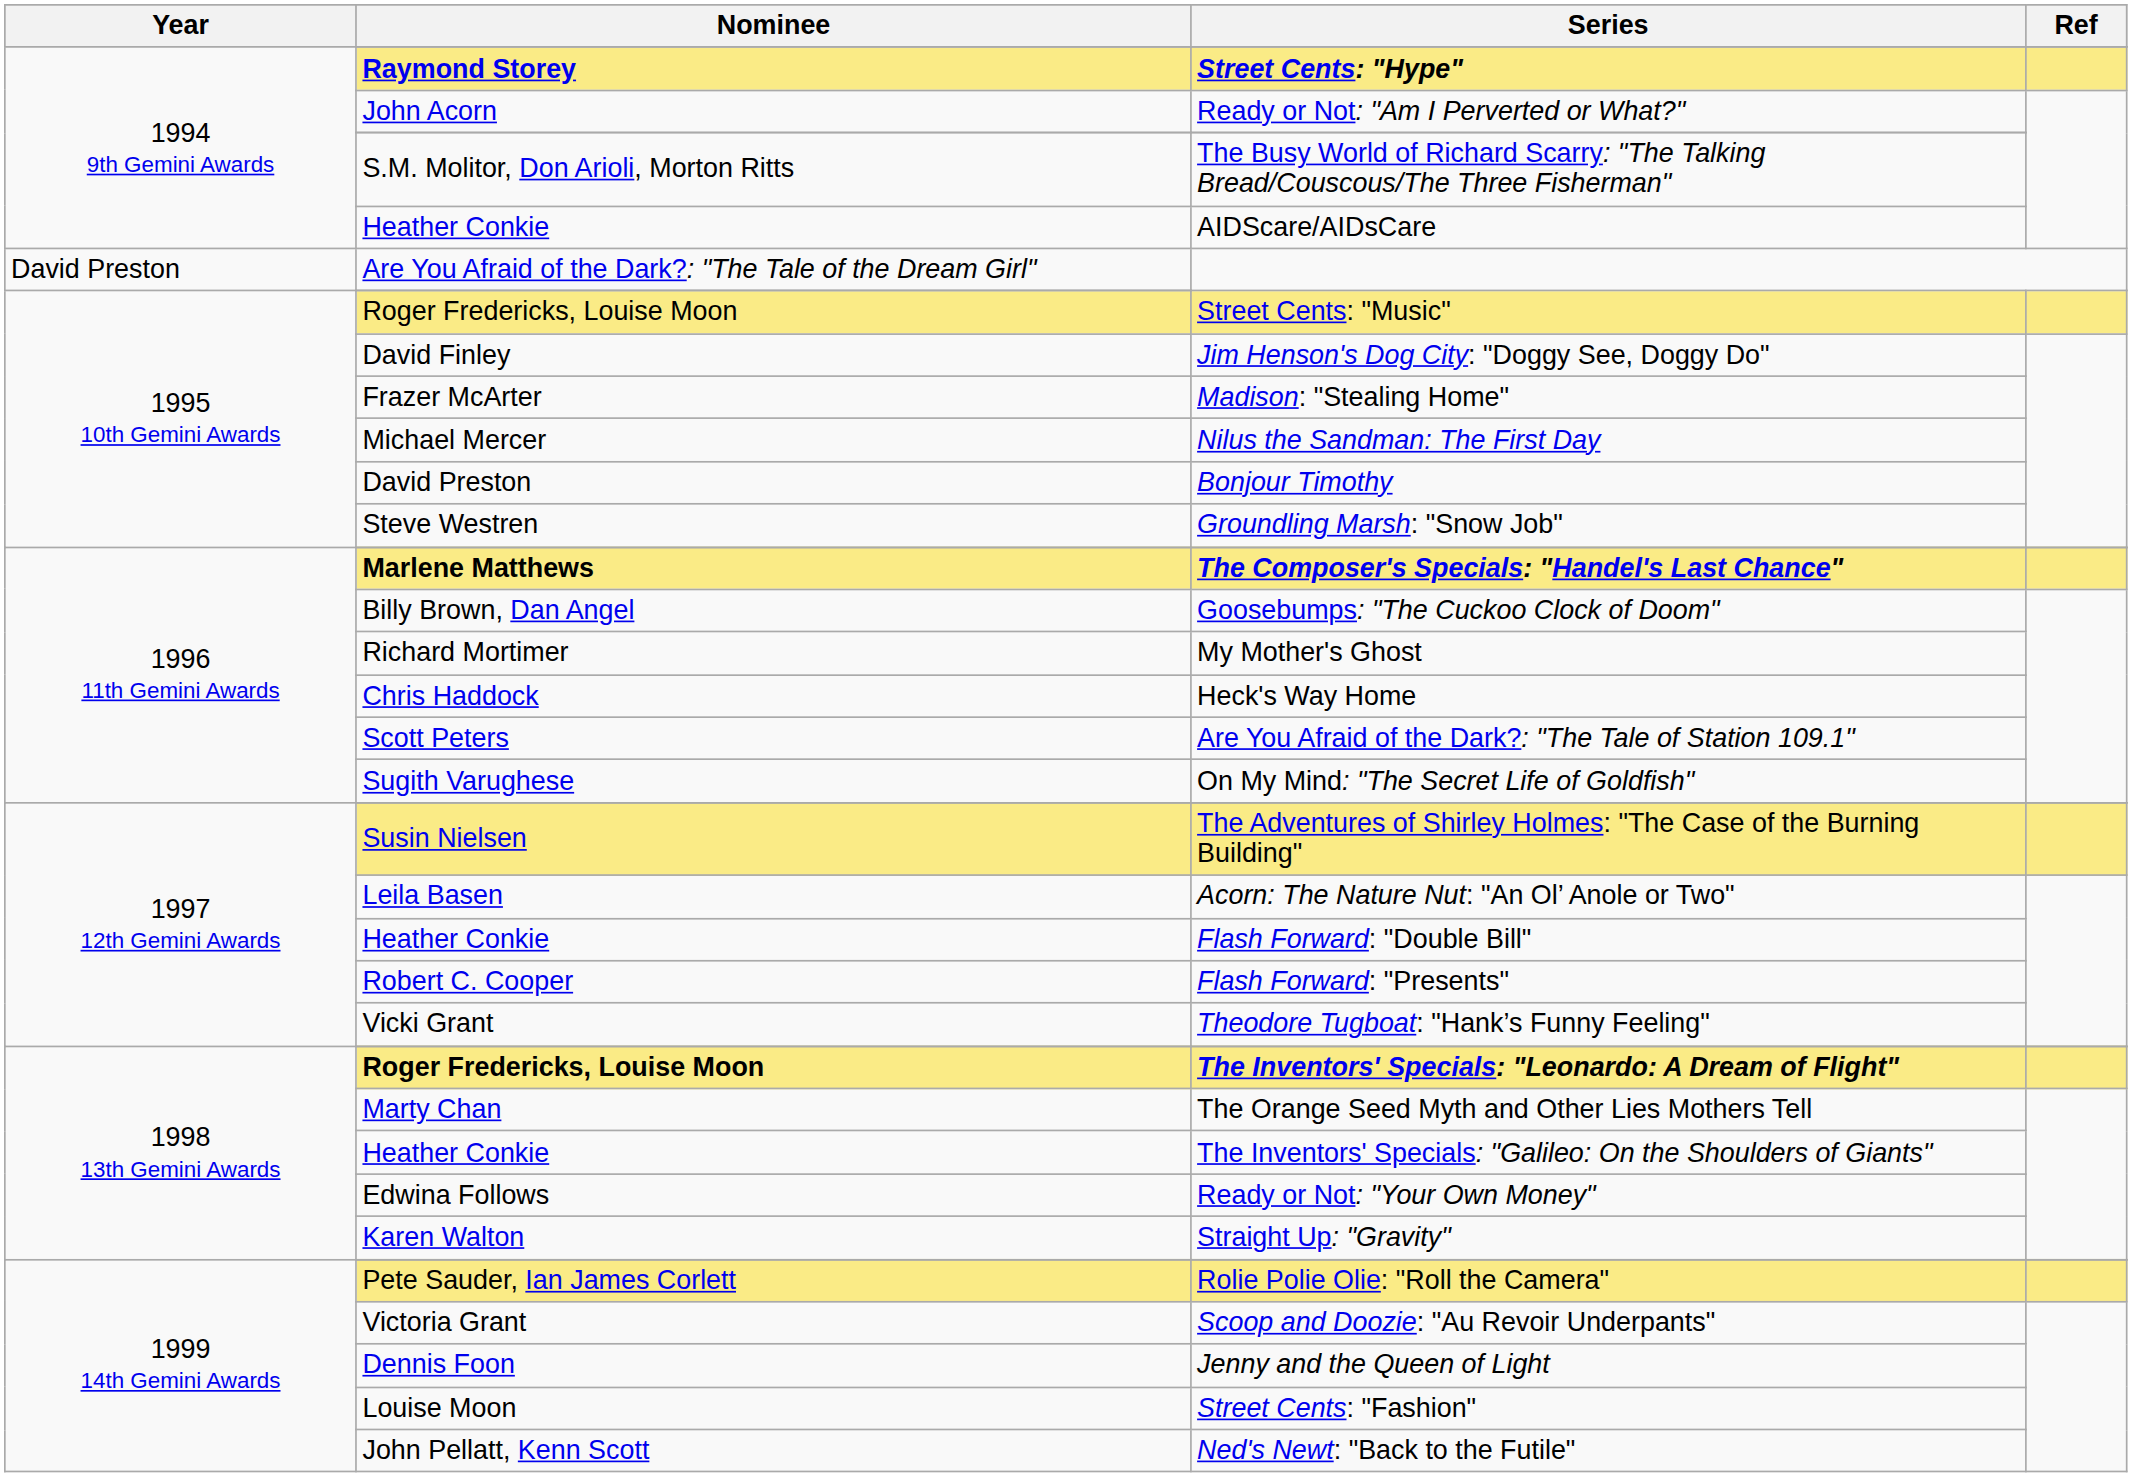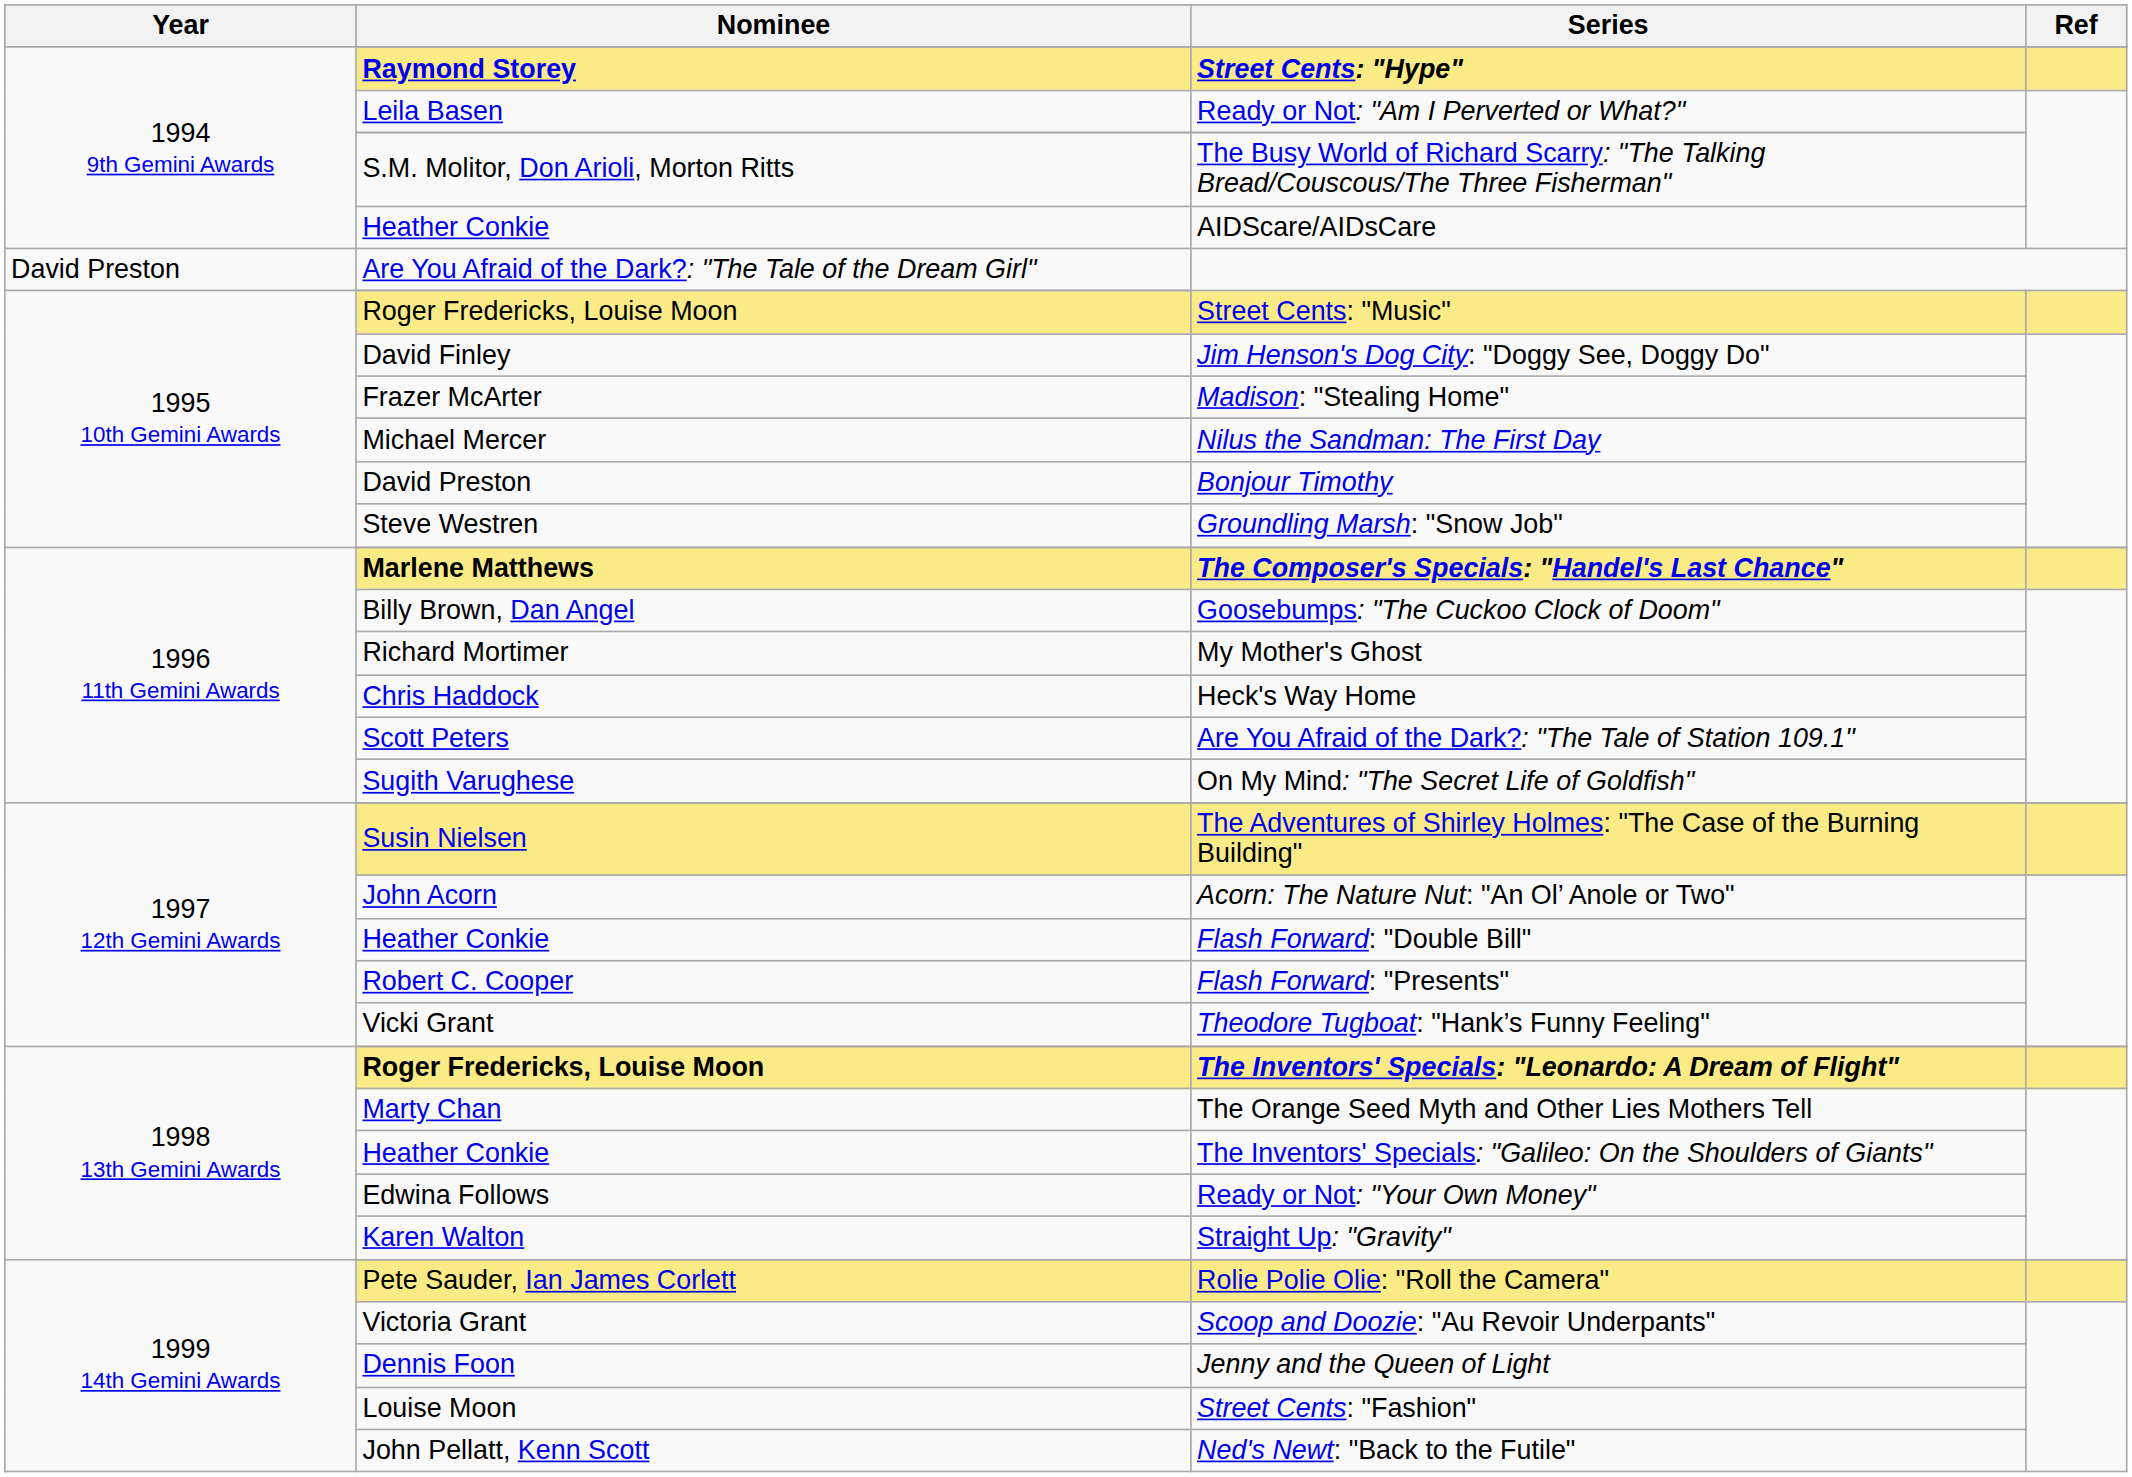(430, 111) John Acorn -> (433, 111) Leila Basen
(433, 896) Leila Basen -> (430, 896) John Acorn
